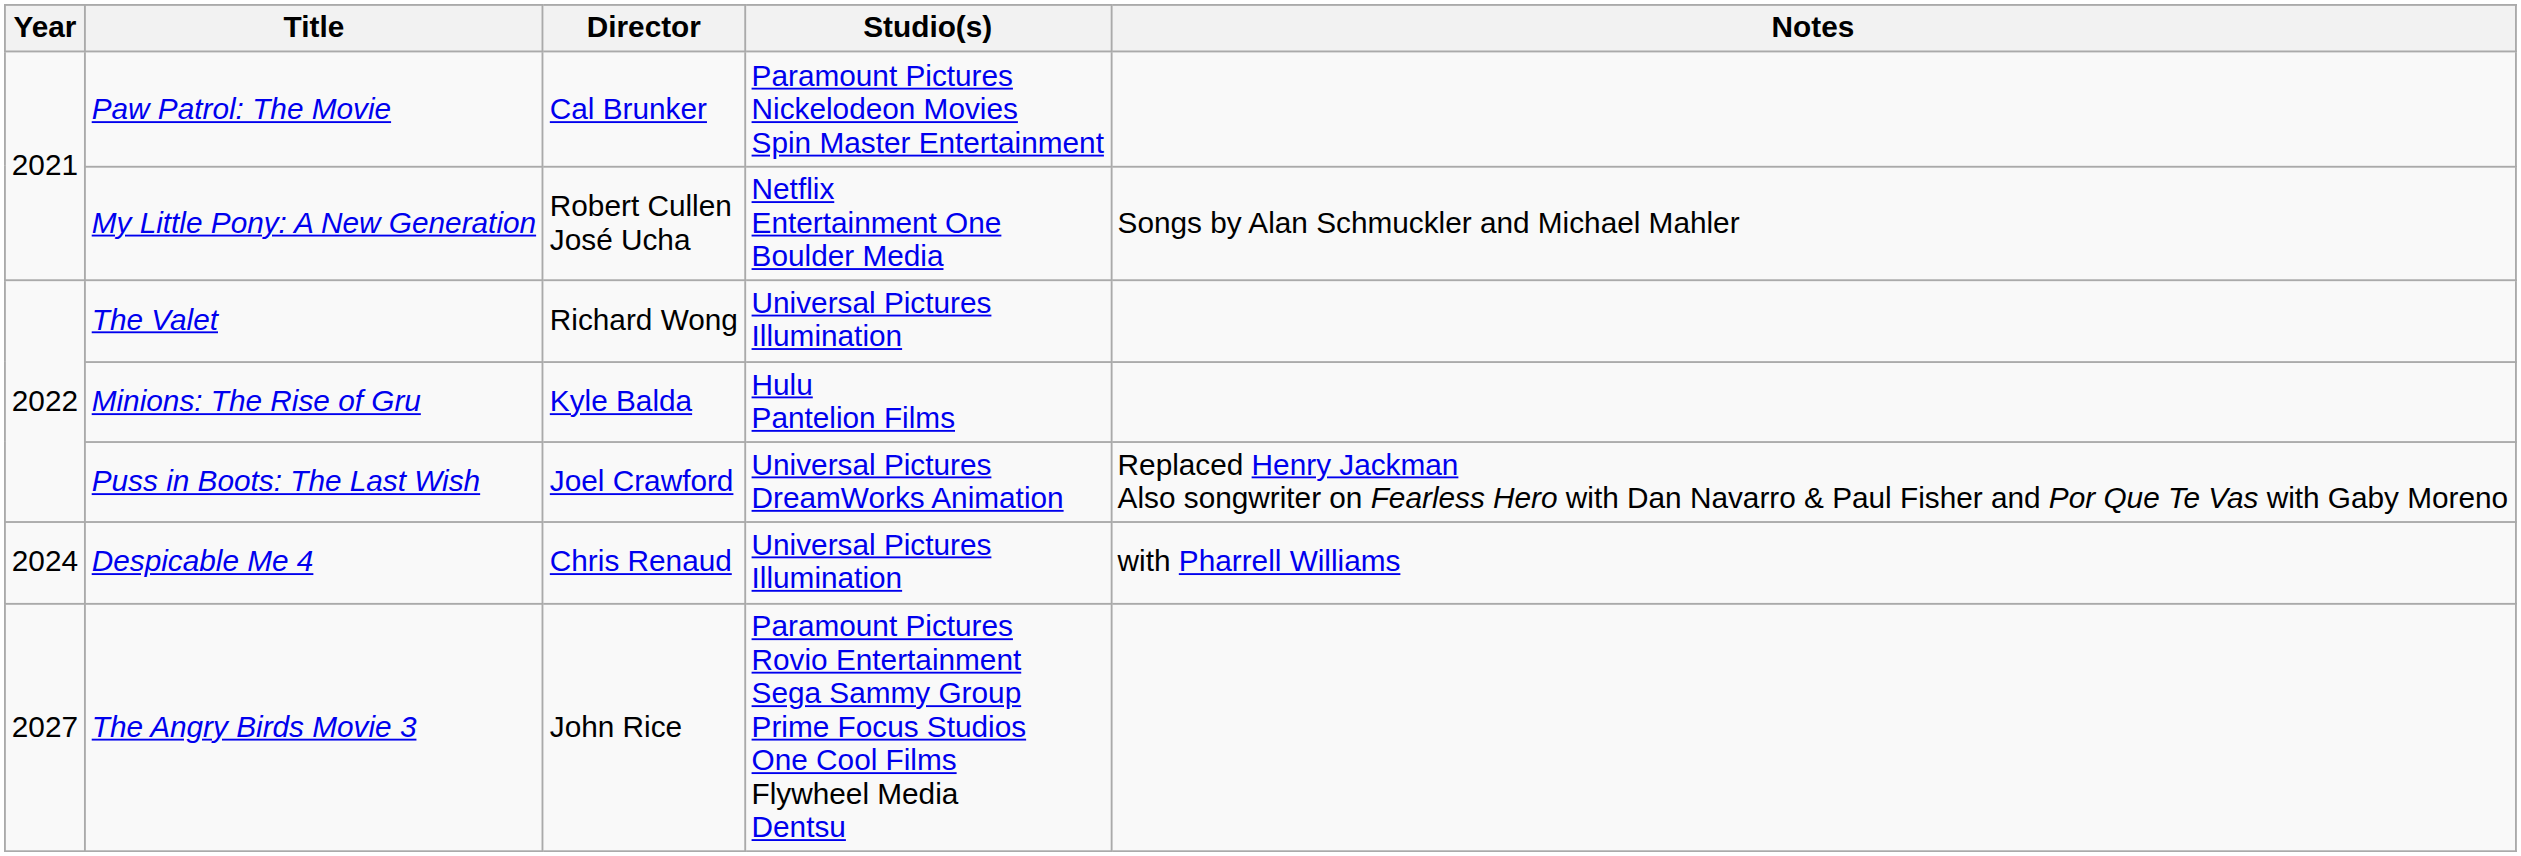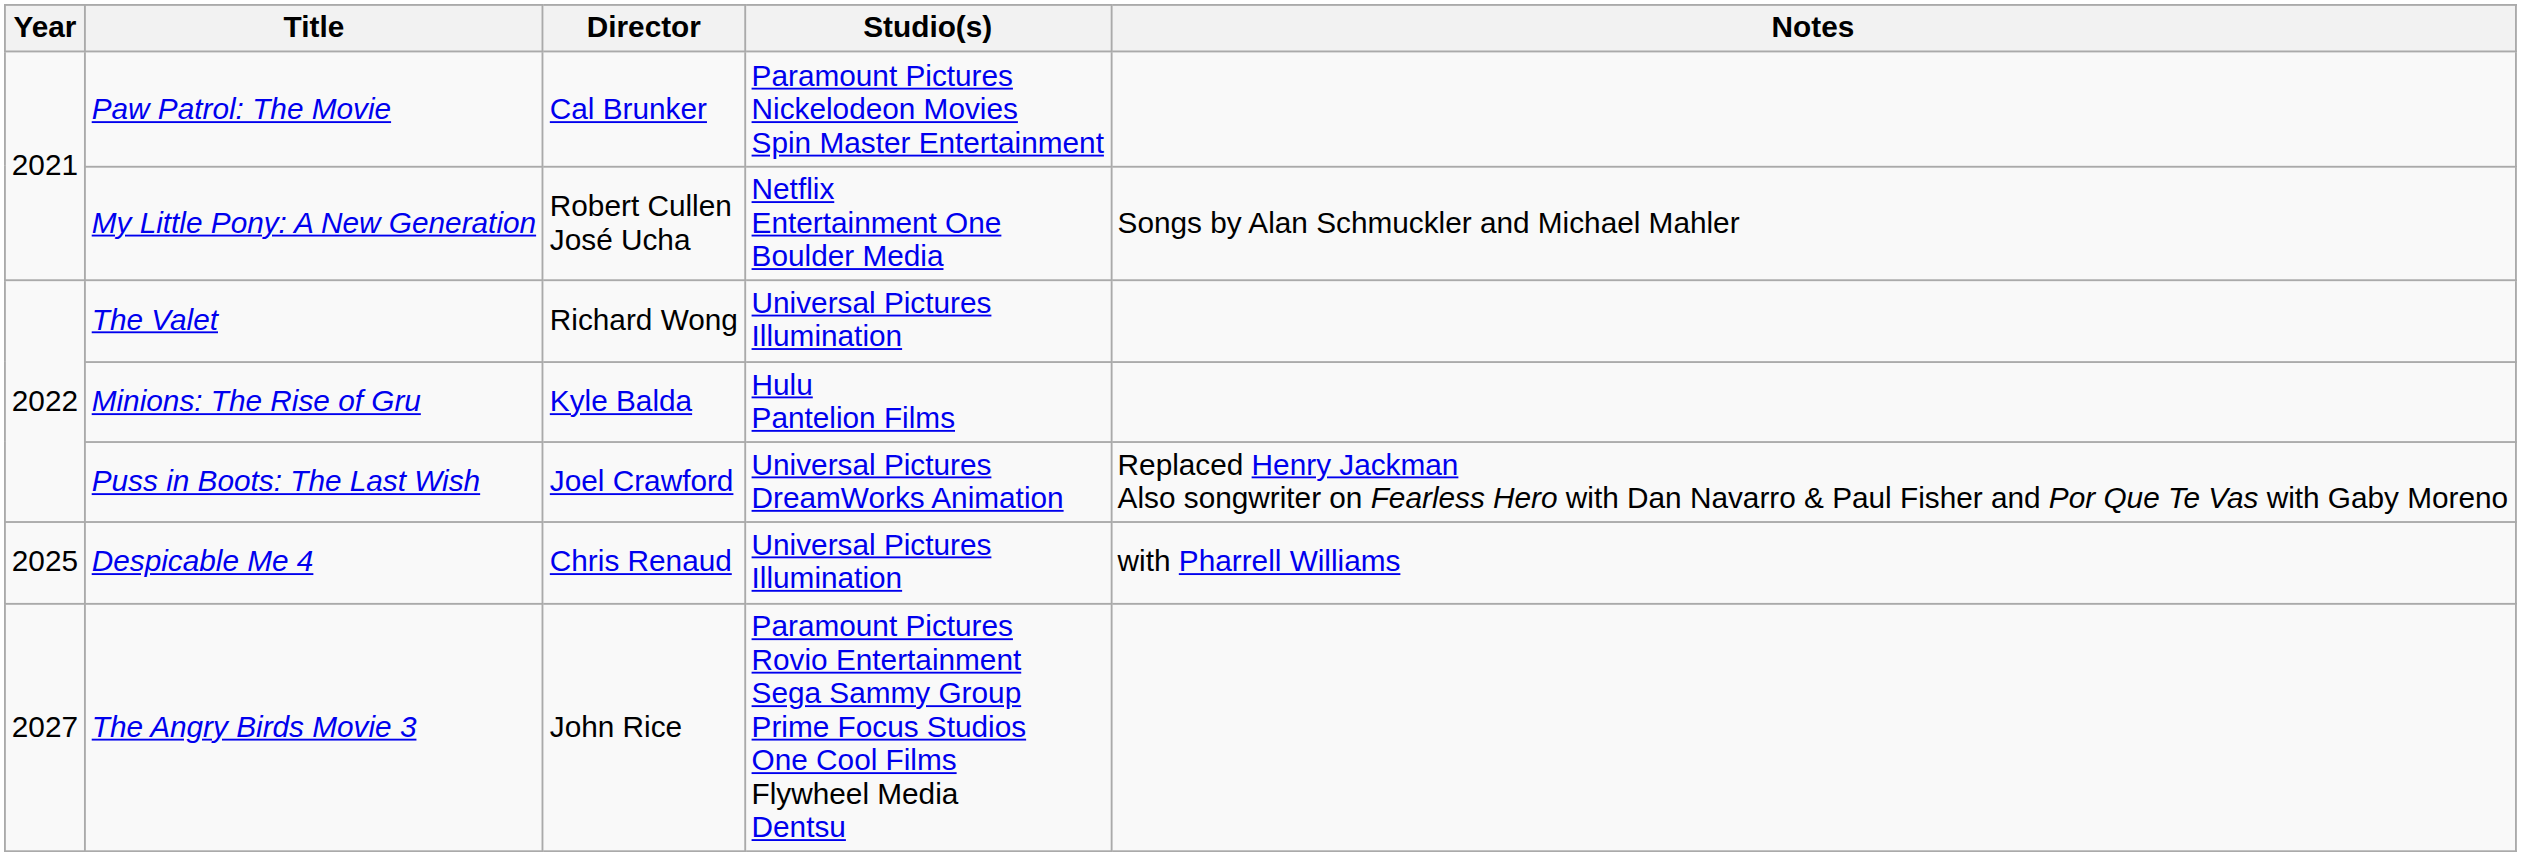(45, 562) 2024 -> (45, 562) 2025
